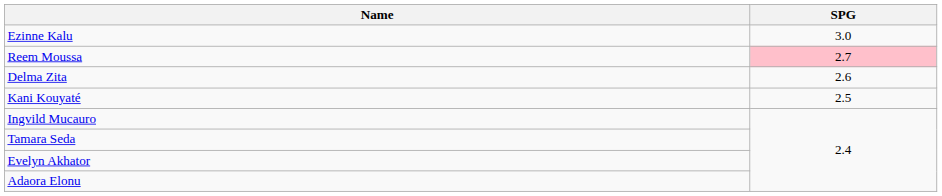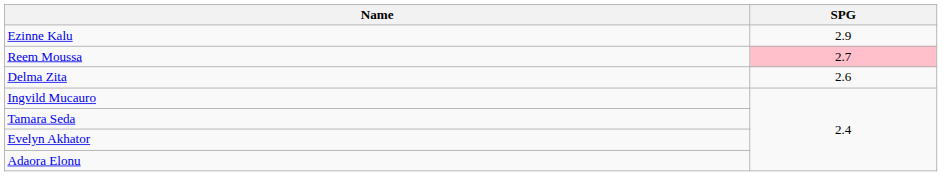(843, 35) 3.0 -> (843, 35) 2.9
- row: (44, 98)
